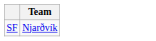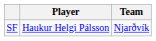+ column: (66, 12)
